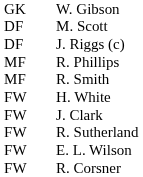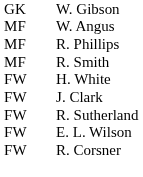- row: (82, 26)
- row: (90, 44)
+ row: (85, 26)
